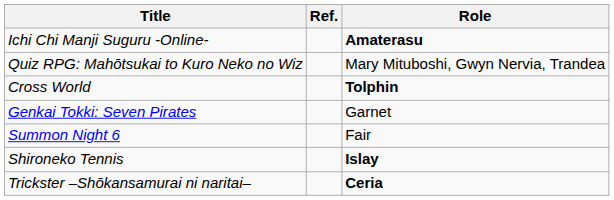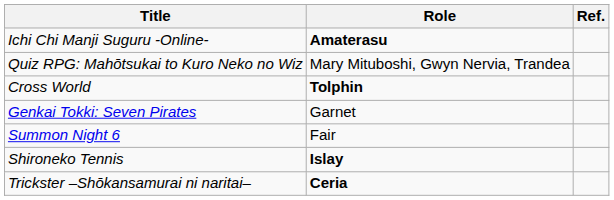columns swapped: (475, 16) <-> (324, 16)
